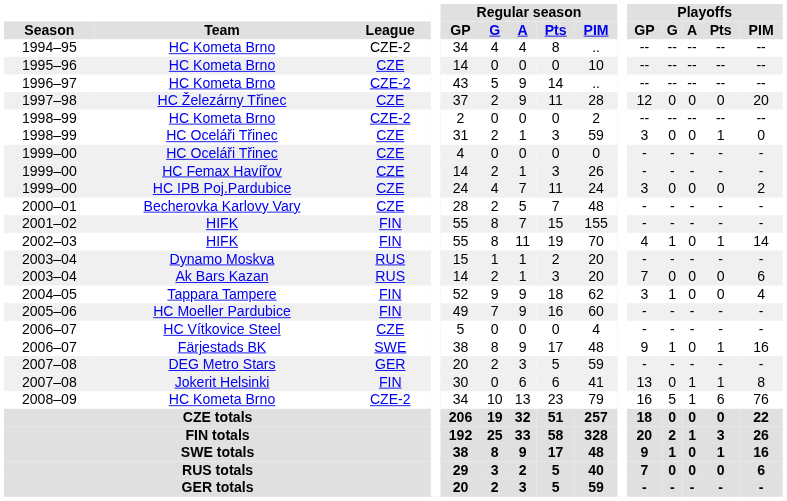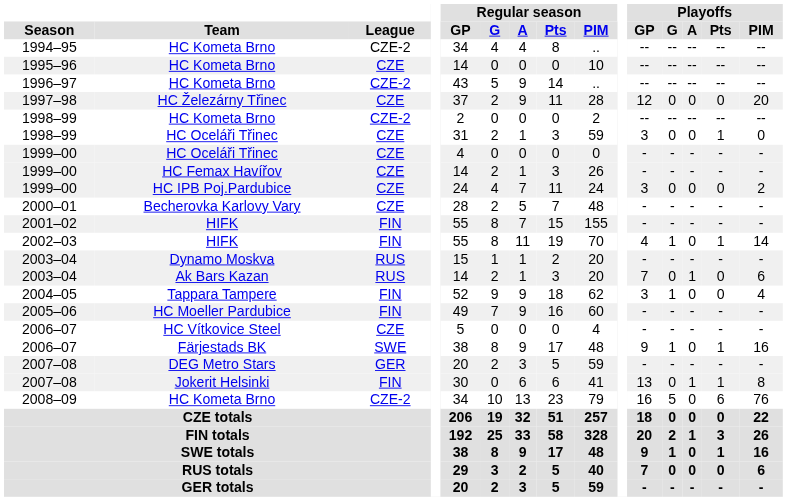(692, 276) 0 -> (692, 276) 1
(692, 400) 1 -> (692, 400) 0
